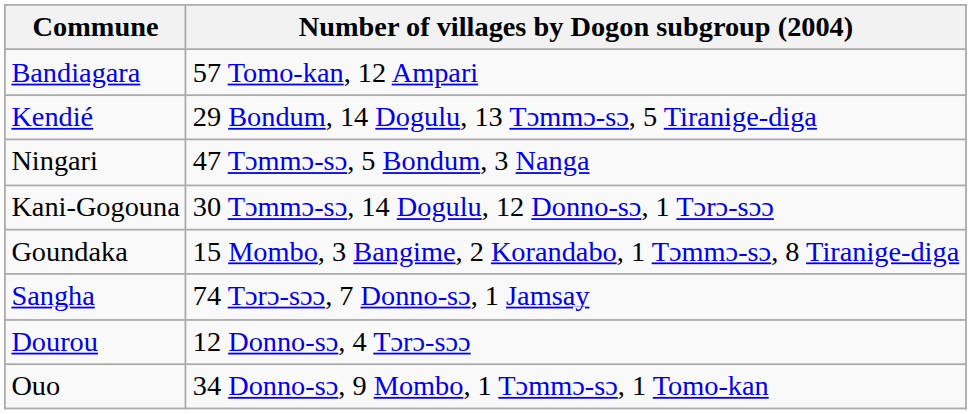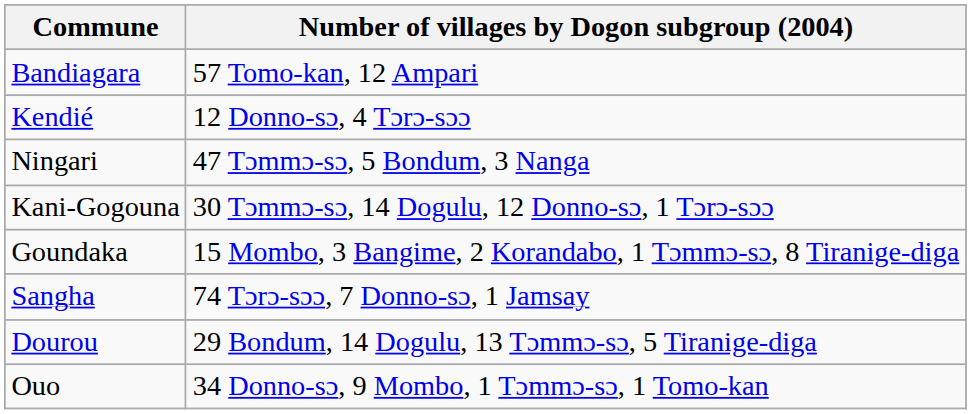(505, 116) 29 Bondum, 14 Dogulu, 13 Tɔmmɔ-sɔ, 5 Tiranige-diga -> (332, 116) 12 Donno-sɔ, 4 Tɔrɔ-sɔɔ
(332, 341) 12 Donno-sɔ, 4 Tɔrɔ-sɔɔ -> (505, 341) 29 Bondum, 14 Dogulu, 13 Tɔmmɔ-sɔ, 5 Tiranige-diga
